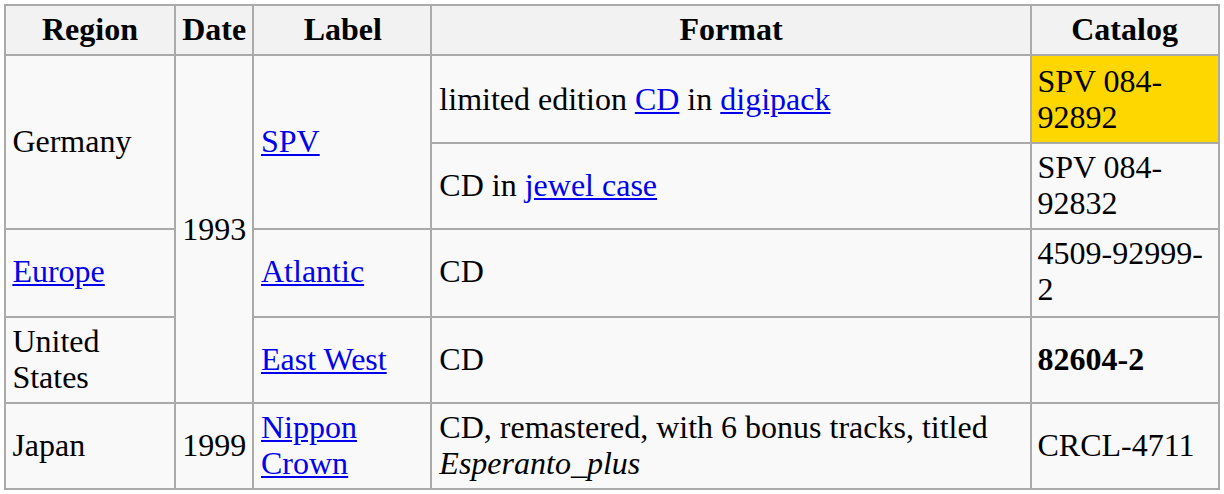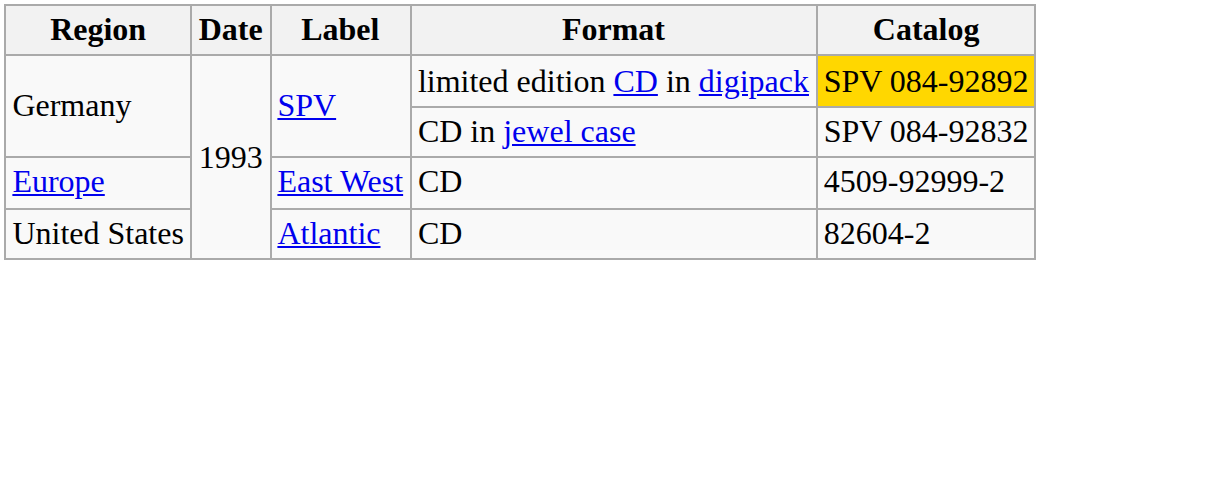(313, 272) Atlantic -> (340, 182) East West
(324, 358) East West -> (329, 232) Atlantic
(1091, 358) bold -> (877, 232) normal
- row: (49, 445)
